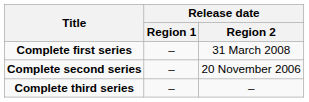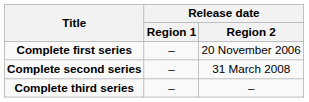(251, 50) 31 March 2008 -> (251, 50) 20 November 2006
(251, 69) 20 November 2006 -> (251, 69) 31 March 2008
